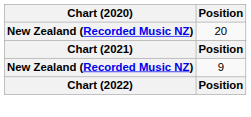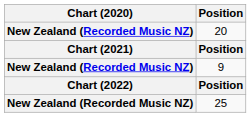+ row: (221, 103)
